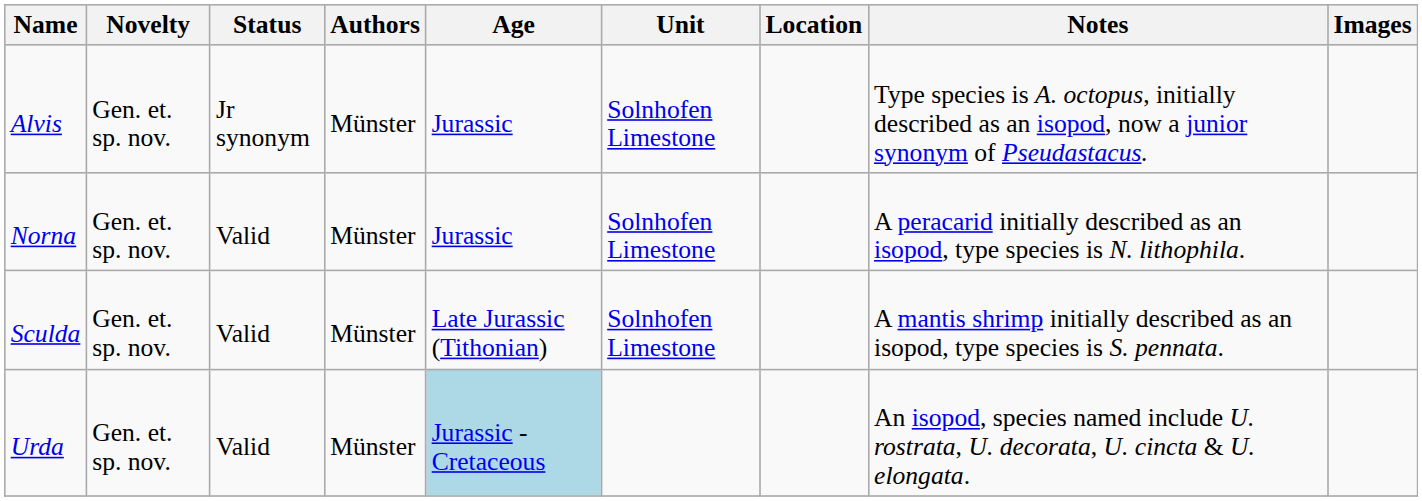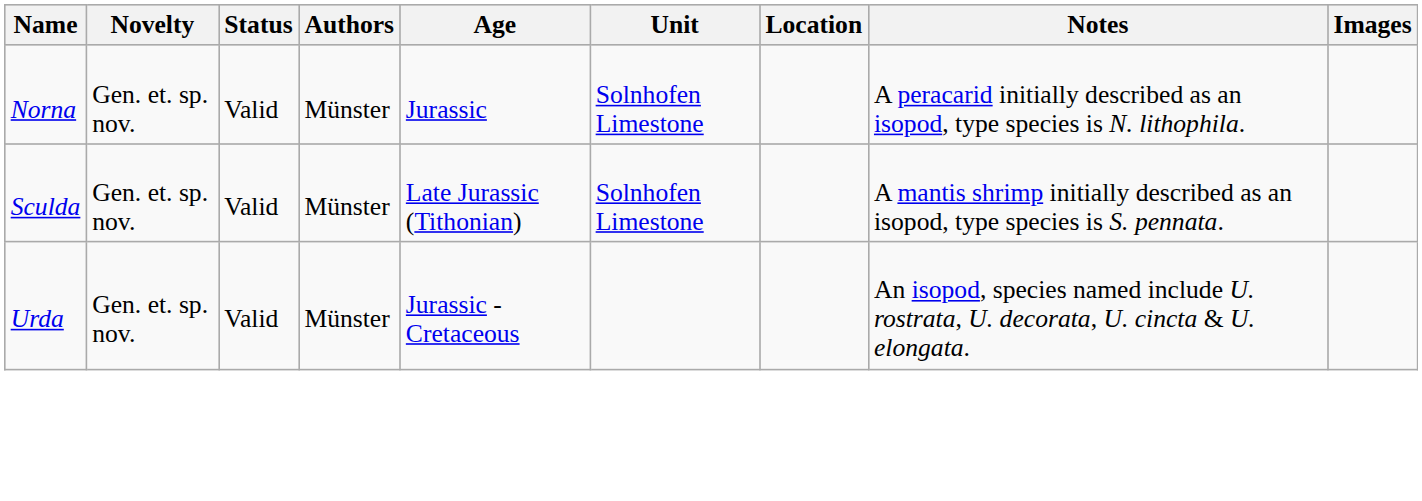- row: (36, 123)
(489, 446) lightblue background -> (463, 319) no background
